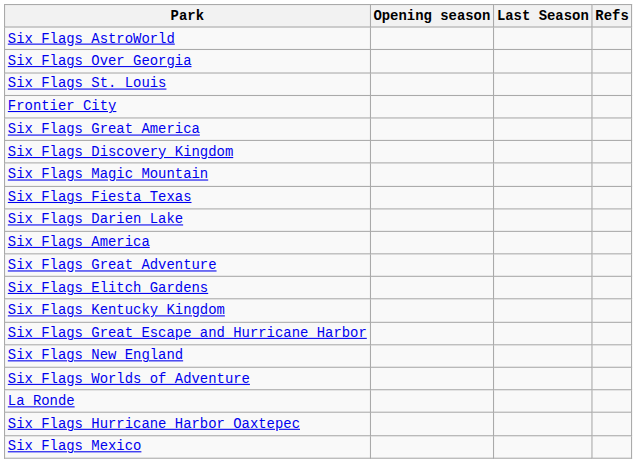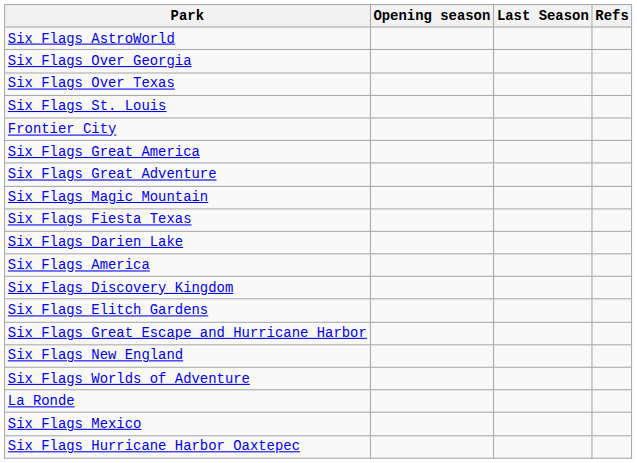+ row: (91, 84)
rows swapped: (112, 265) <-> (121, 152)
- row: (116, 311)
rows swapped: (75, 447) <-> (154, 424)
